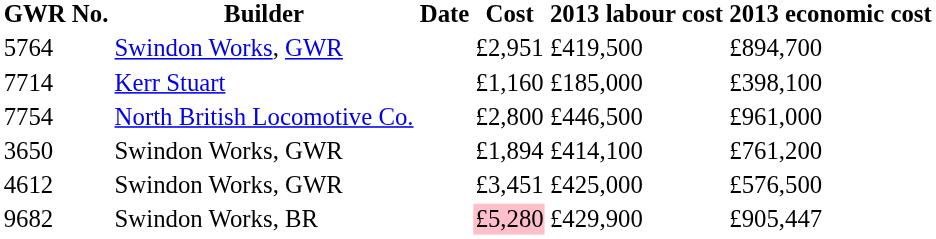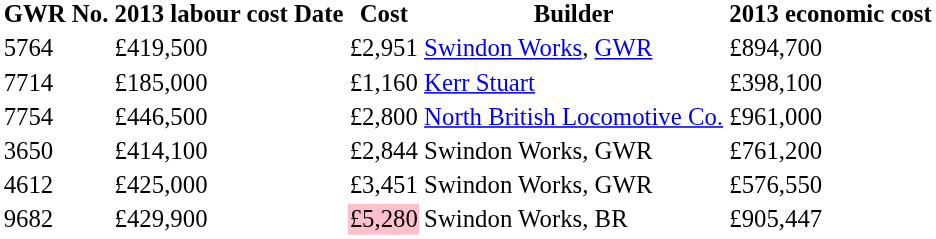columns swapped: (264, 14) <-> (636, 14)
(510, 150) £1,894 -> (384, 150) £2,844
(776, 184) £576,500 -> (776, 184) £576,550
